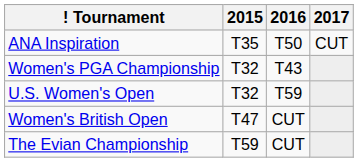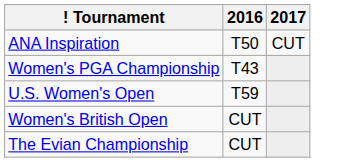- column: (245, 17)
